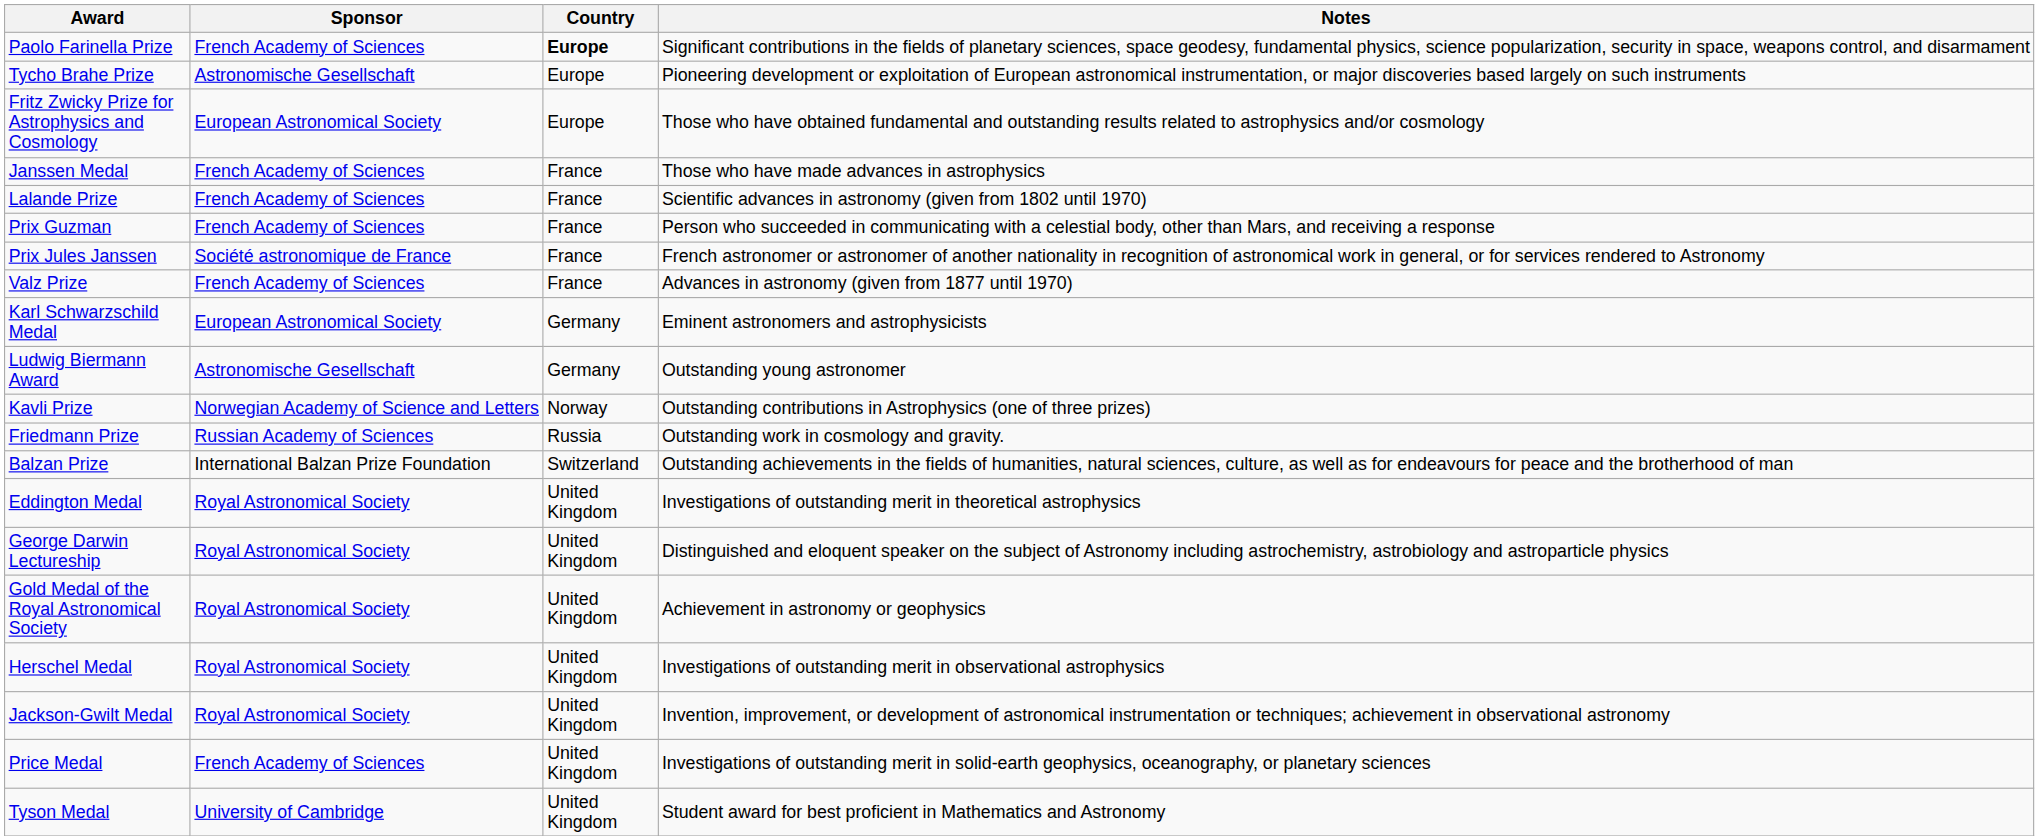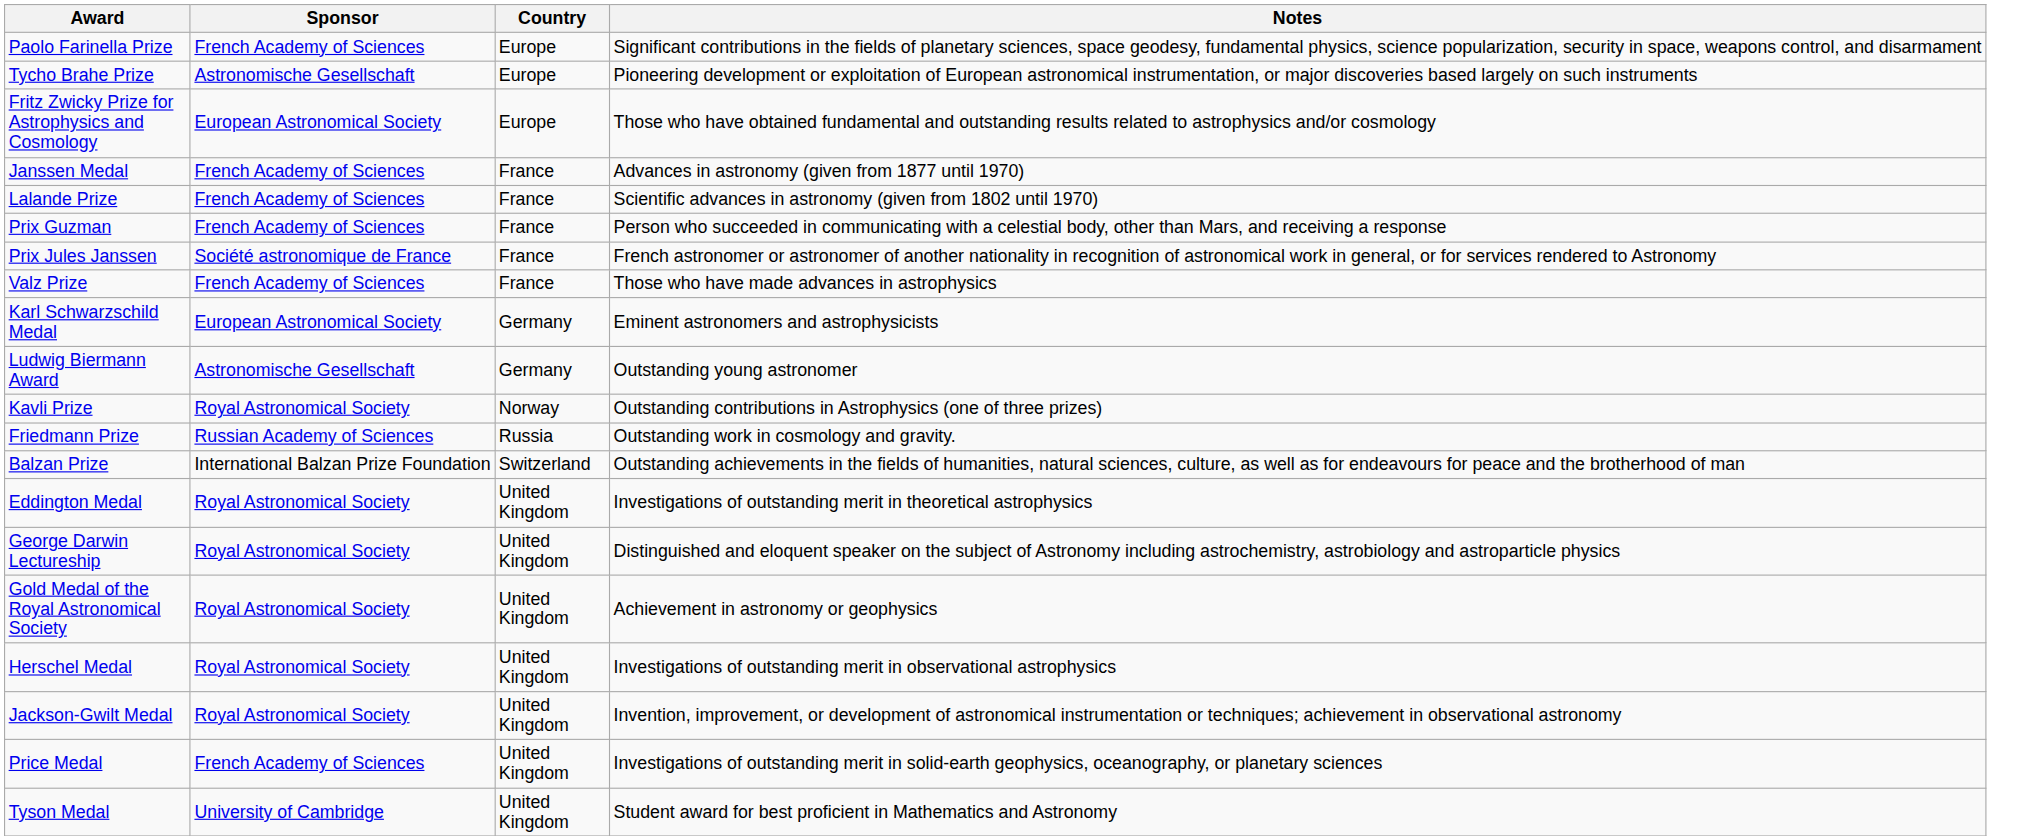(578, 46) bold -> (527, 46) normal
(853, 171) Those who have made advances in astrophysics -> (819, 171) Advances in astronomy (given from 1877 until 1970)
(867, 283) Advances in astronomy (given from 1877 until 1970) -> (805, 283) Those who have made advances in astrophysics
(367, 408) Norwegian Academy of Science and Letters -> (302, 408) Royal Astronomical Society
